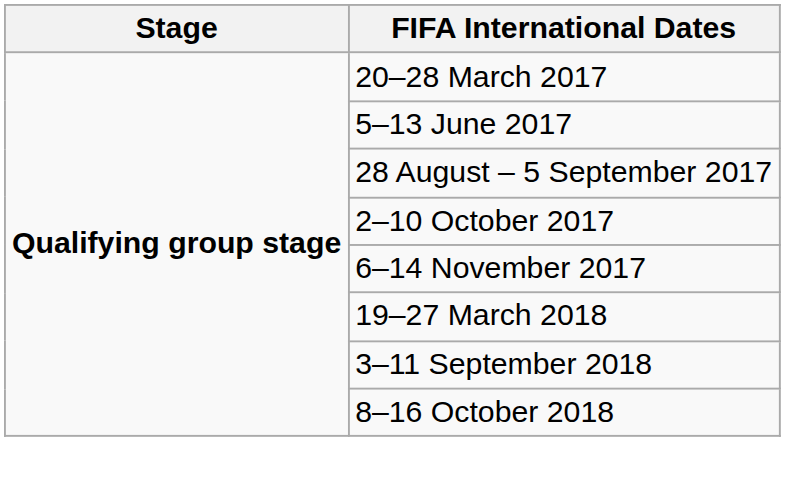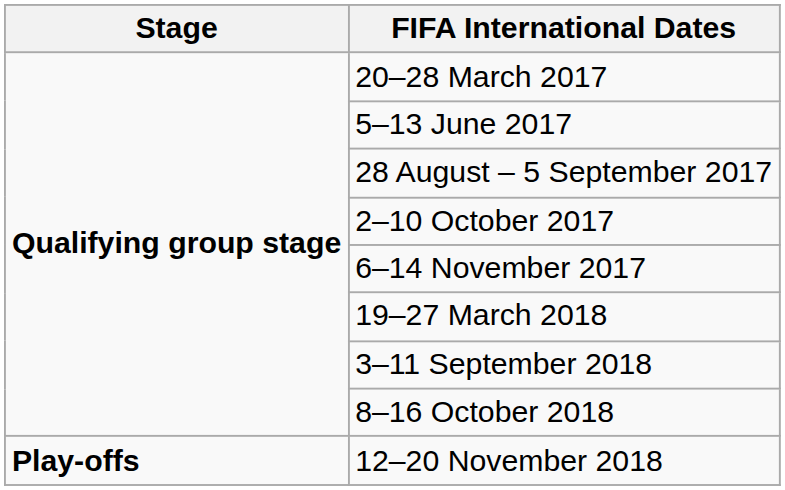+ row: (509, 460)
